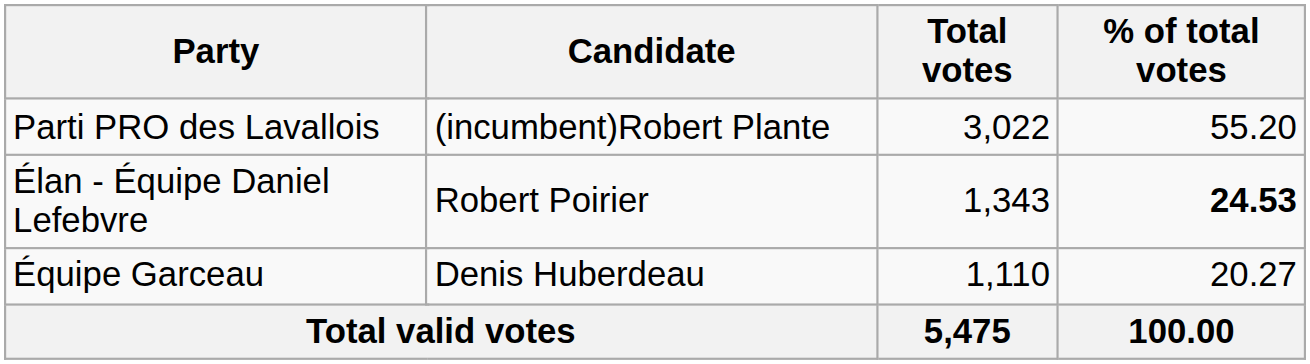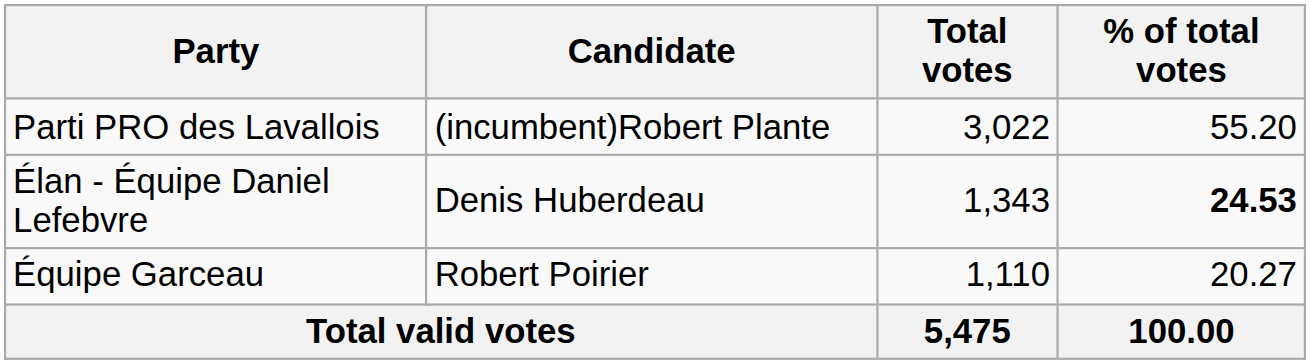(542, 200) Robert Poirier -> (570, 200) Denis Huberdeau
(570, 275) Denis Huberdeau -> (542, 275) Robert Poirier
